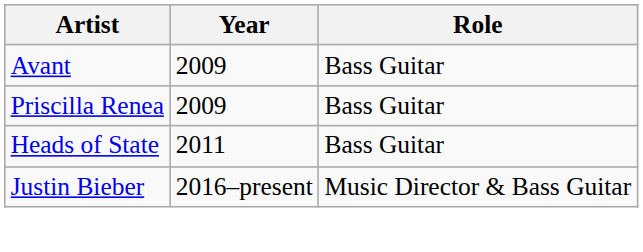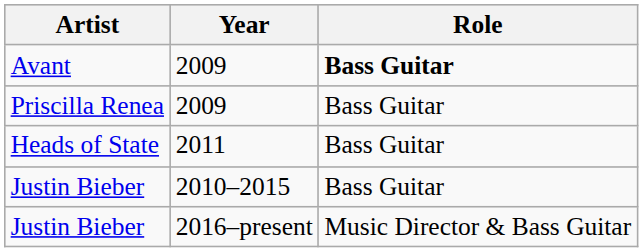(384, 65) normal -> (389, 65) bold
+ row: (77, 186)
